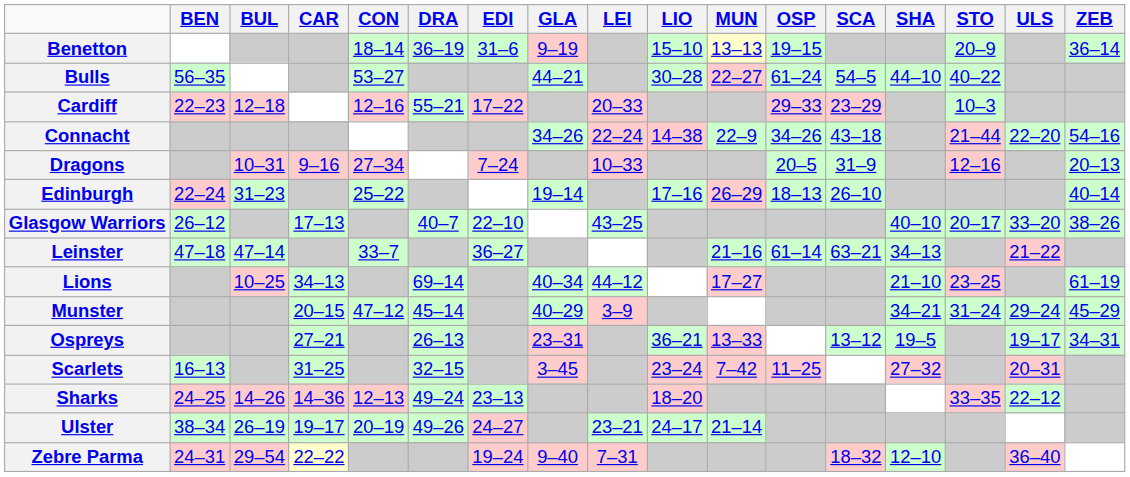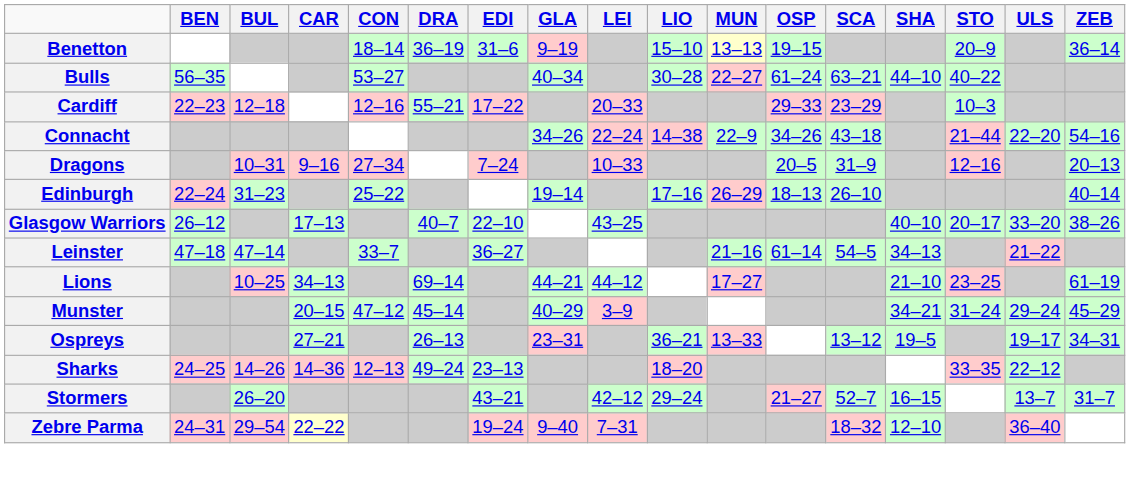(558, 77) 44–21 -> (558, 77) 40–34
(856, 77) 54–5 -> (856, 77) 63–21
(856, 252) 63–21 -> (856, 252) 54–5
(558, 281) 40–34 -> (558, 281) 44–21
- row: (87, 369)
+ row: (87, 398)
- row: (87, 427)
